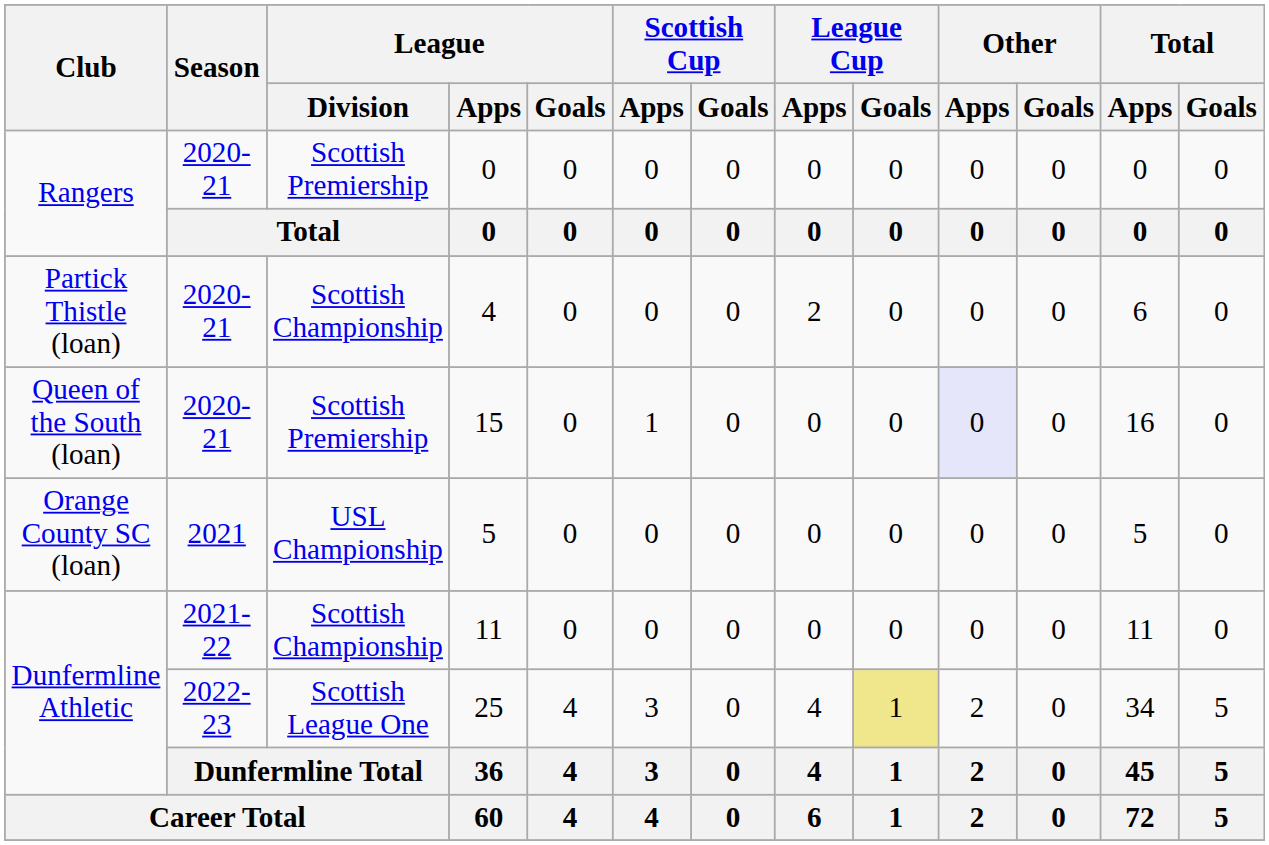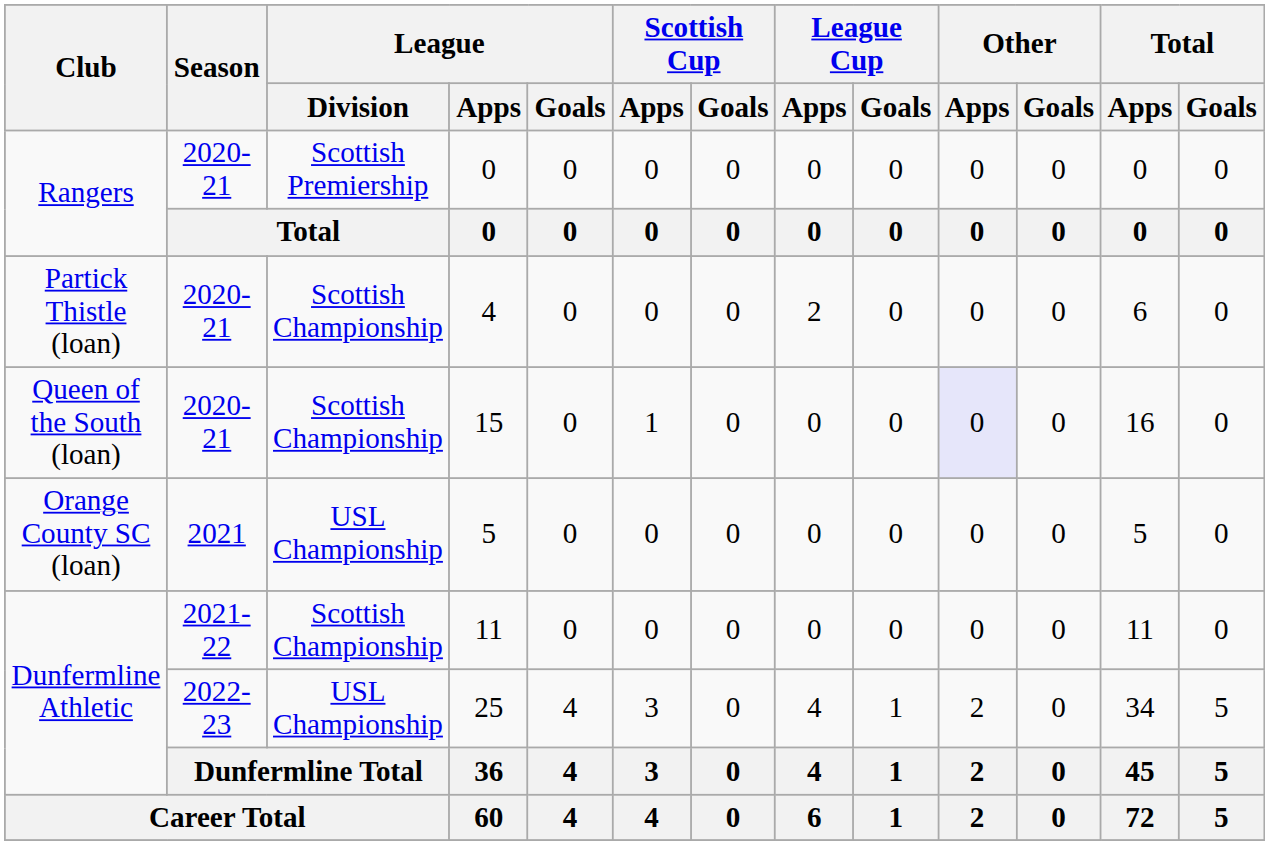(358, 422) Scottish Premiership -> (358, 422) Scottish Championship
(358, 708) Scottish League One -> (358, 708) USL Championship
(896, 708) khaki background -> (896, 708) no background
